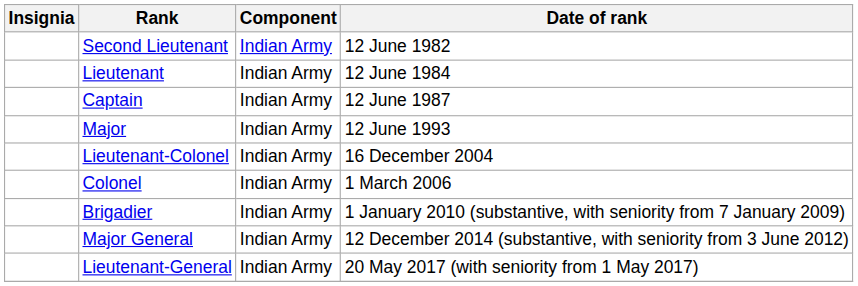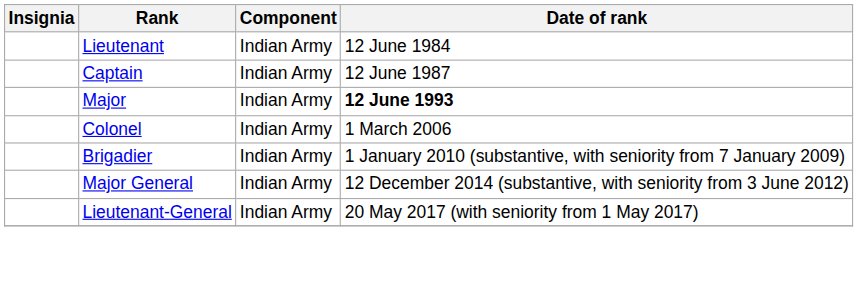- row: (155, 45)
(398, 128) normal -> (399, 101) bold
- row: (156, 156)
